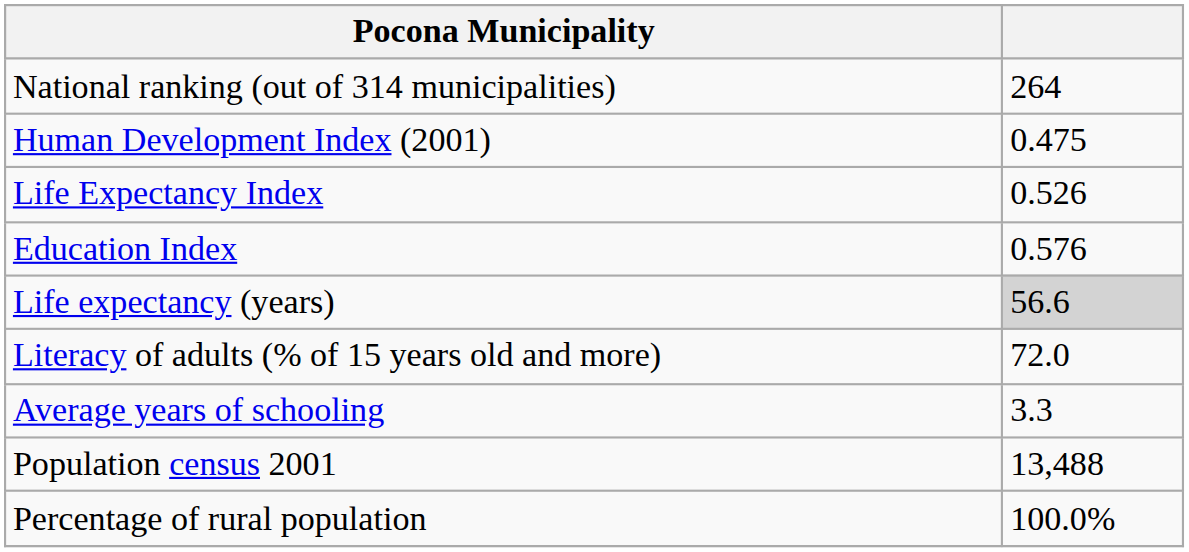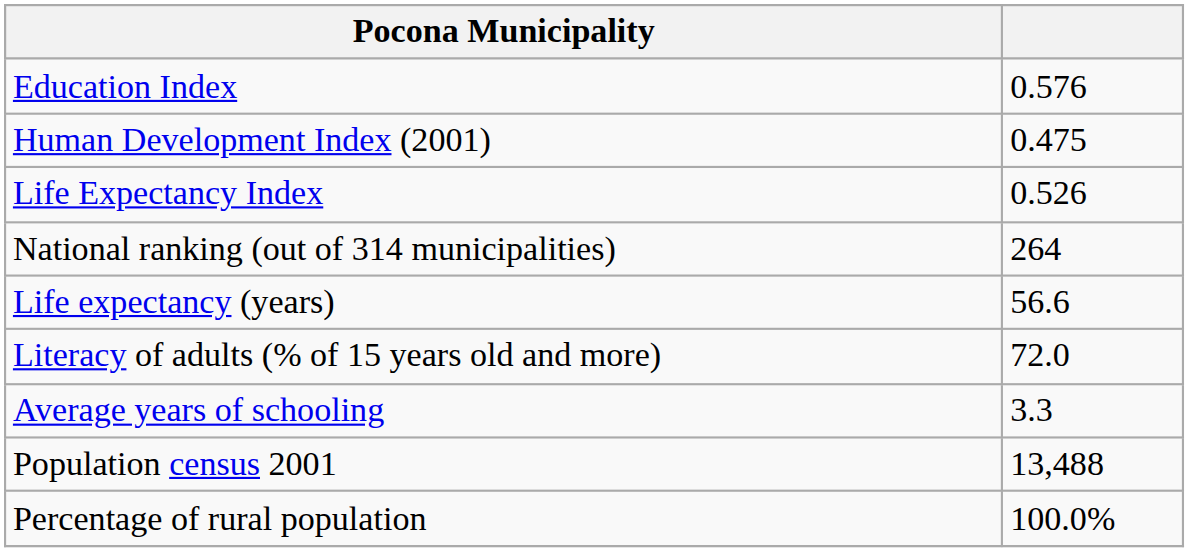rows swapped: (314, 85) <-> (125, 247)
(1040, 301) lightgrey background -> (1040, 301) no background
